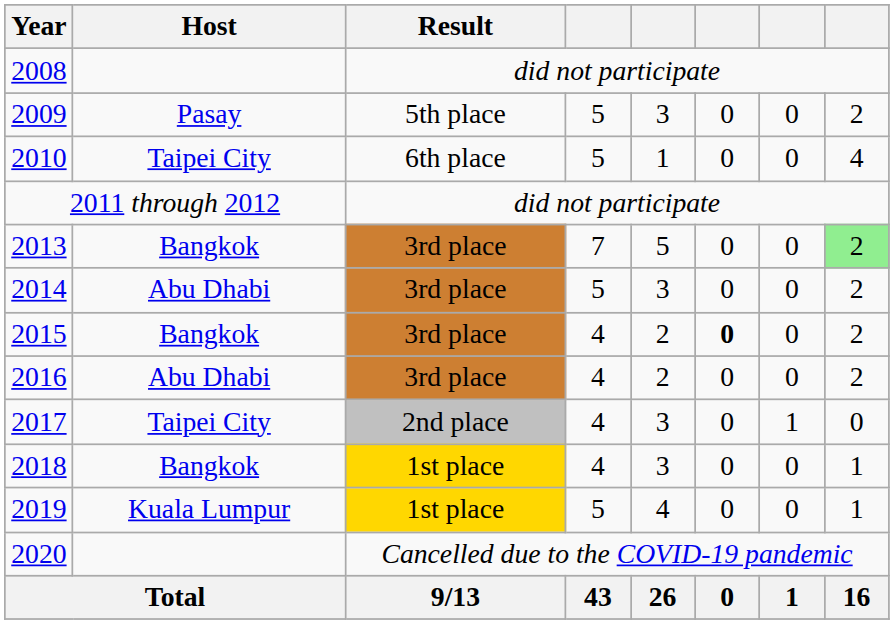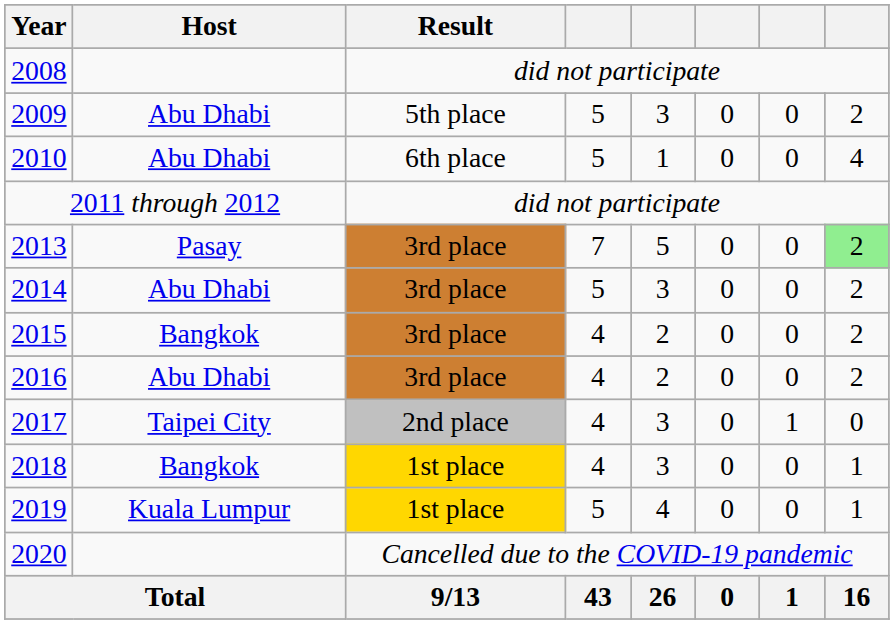(209, 114) Pasay -> (209, 114) Abu Dhabi
(209, 158) Taipei City -> (209, 158) Abu Dhabi
(209, 245) Bangkok -> (209, 245) Pasay
(727, 333) bold -> (727, 333) normal
